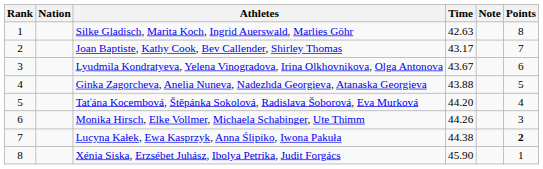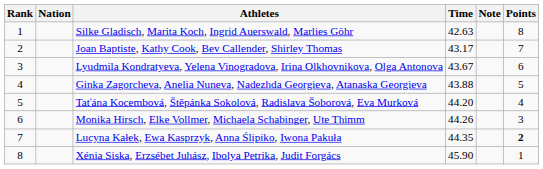(461, 137) 44.38 -> (461, 137) 44.35
